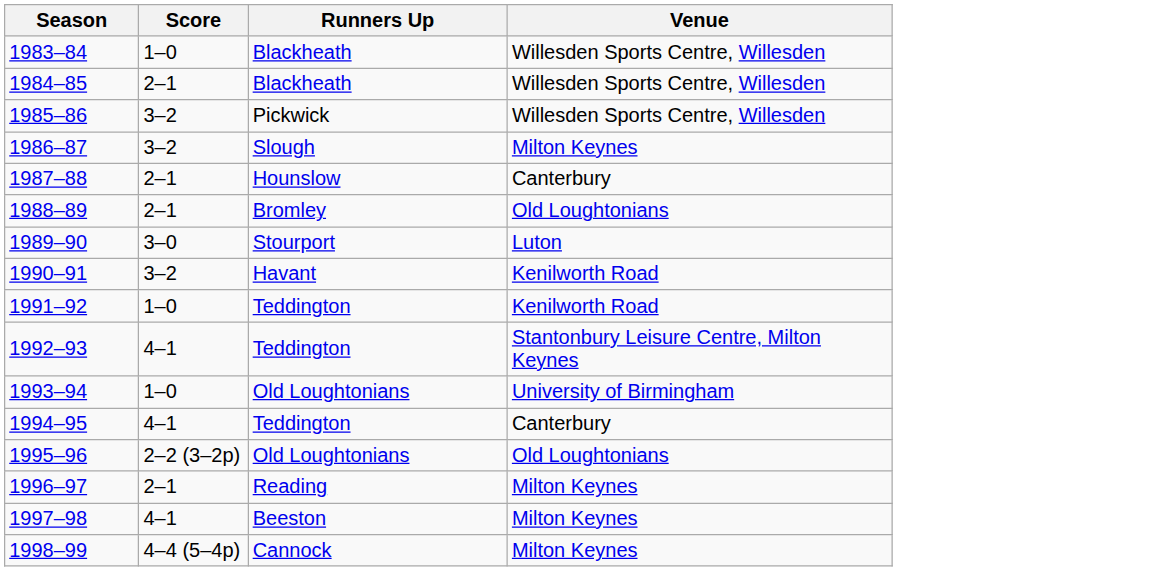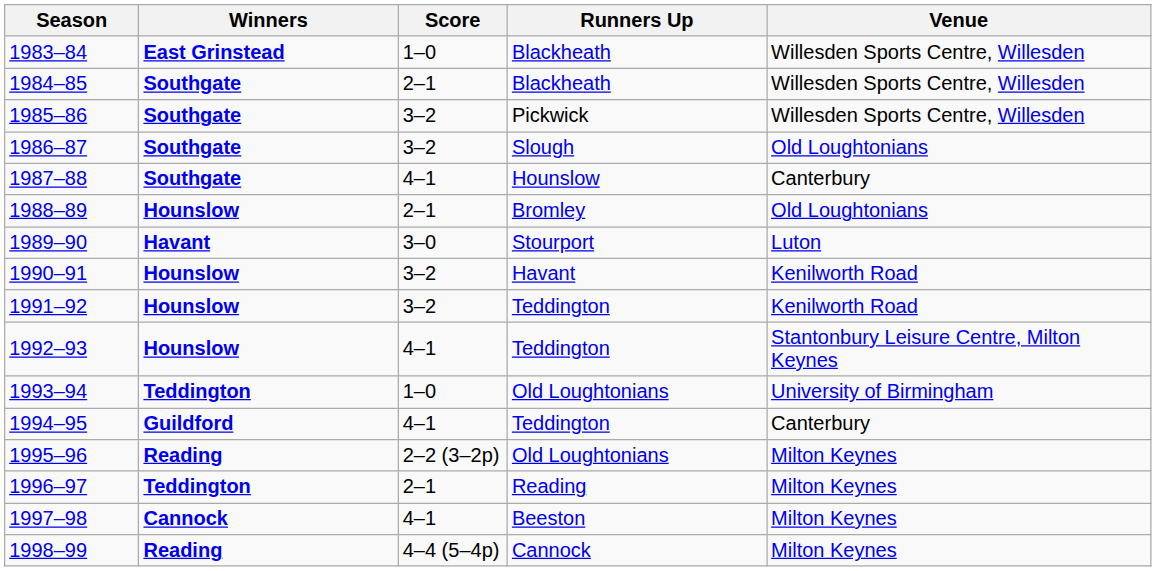+ column: (268, 20)
(575, 147) Milton Keynes -> (850, 147) Old Loughtonians
(160, 178) 2–1 -> (419, 178) 4–1
(160, 305) 1–0 -> (419, 305) 3–2
(590, 455) Old Loughtonians -> (834, 455) Milton Keynes
